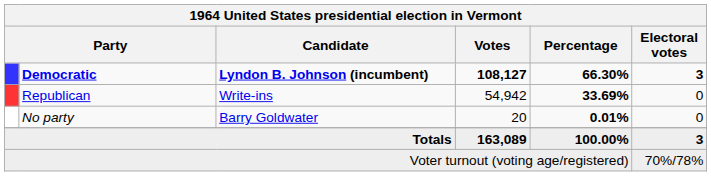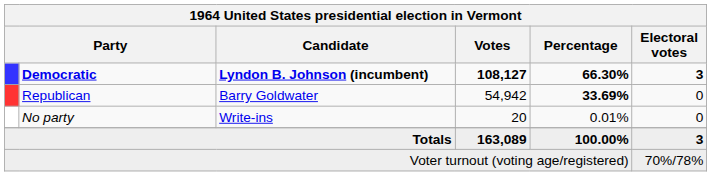(246, 96) Write-ins -> (269, 96) Barry Goldwater
(269, 117) Barry Goldwater -> (246, 117) Write-ins
(609, 117) bold -> (609, 117) normal
